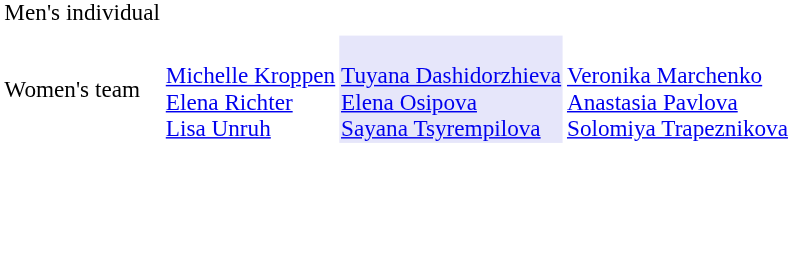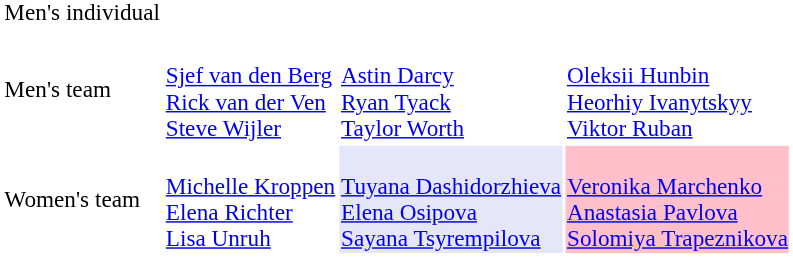+ row: (58, 89)
(677, 102) no background -> (677, 212) pink background
